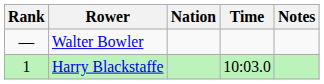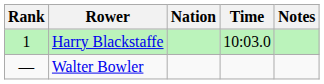rows swapped: (108, 66) <-> (98, 41)
